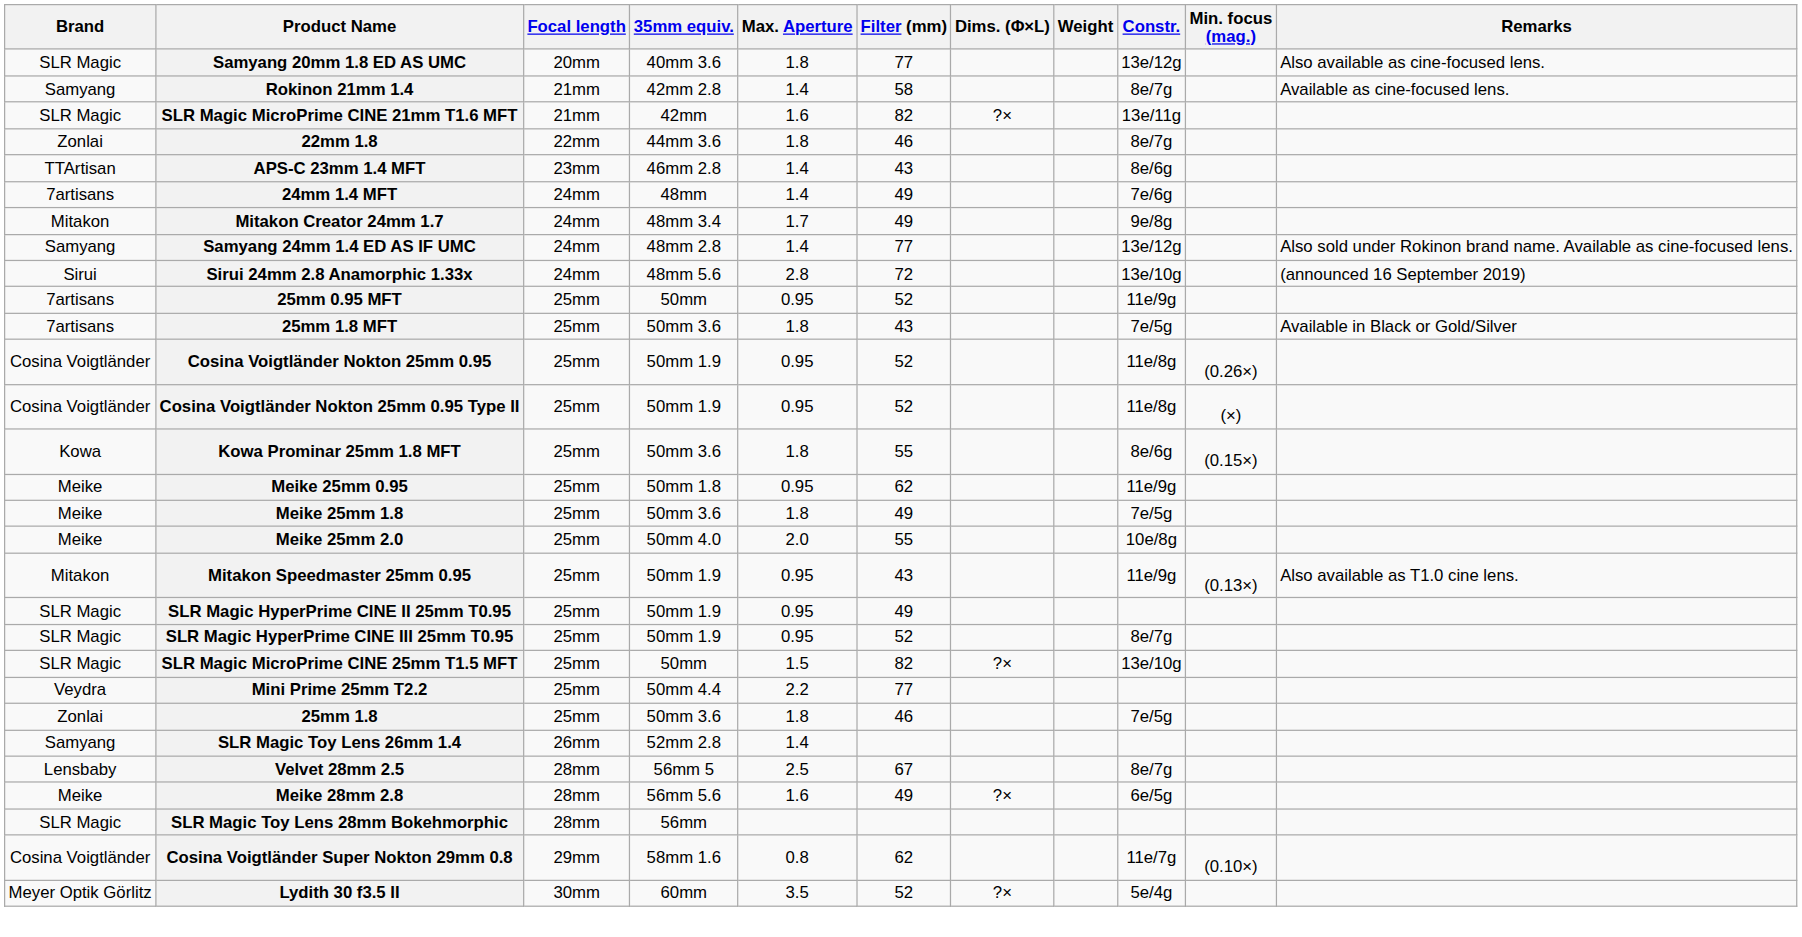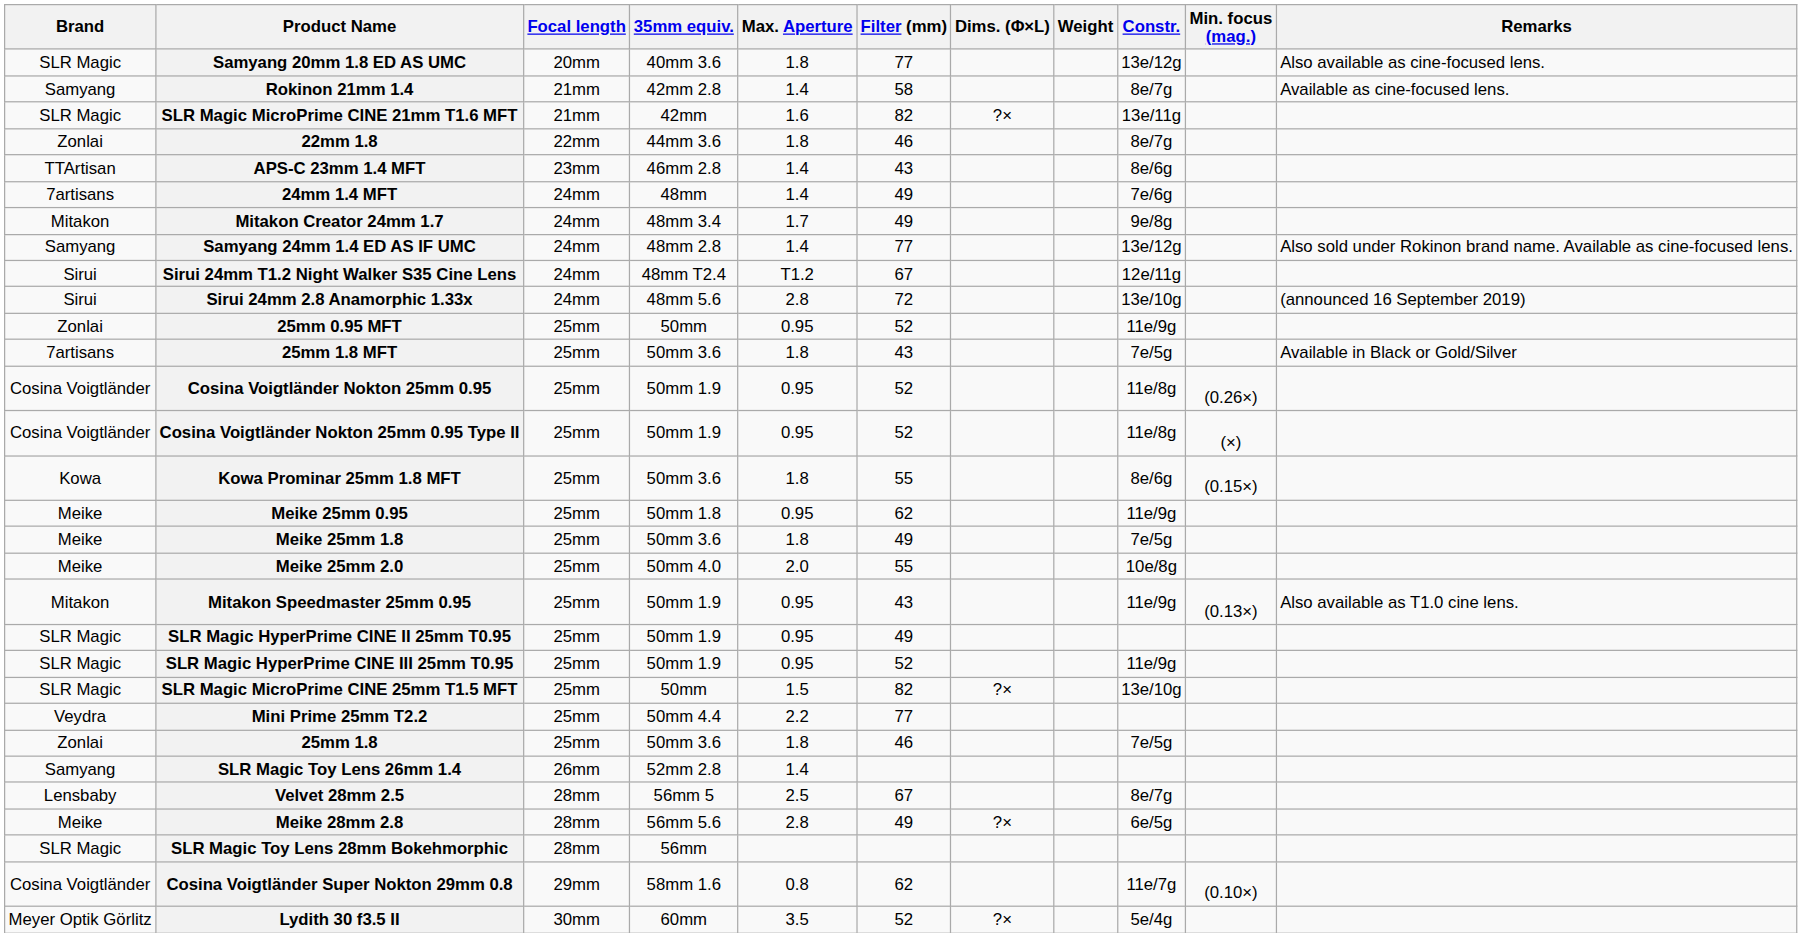+ row: (340, 273)
(80, 300) 7artisans -> (80, 326) Zonlai
(1151, 637) 8e/7g -> (1151, 663) 11e/9g
(797, 795) 1.6 -> (797, 822) 2.8
